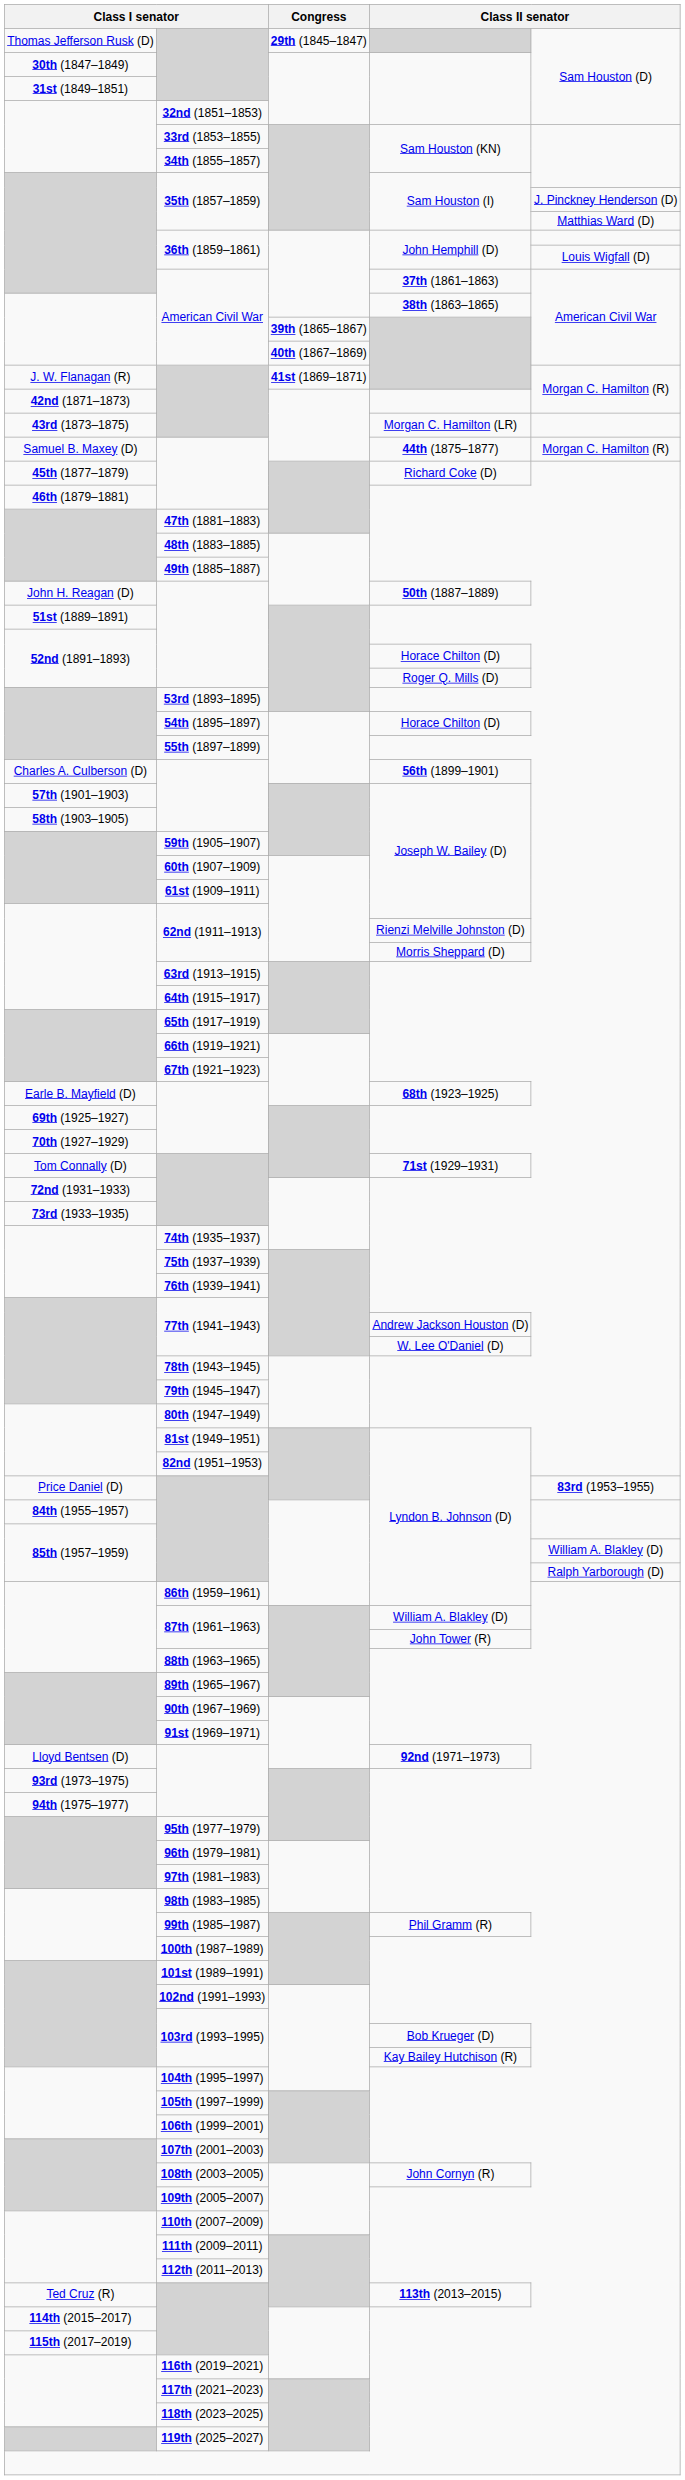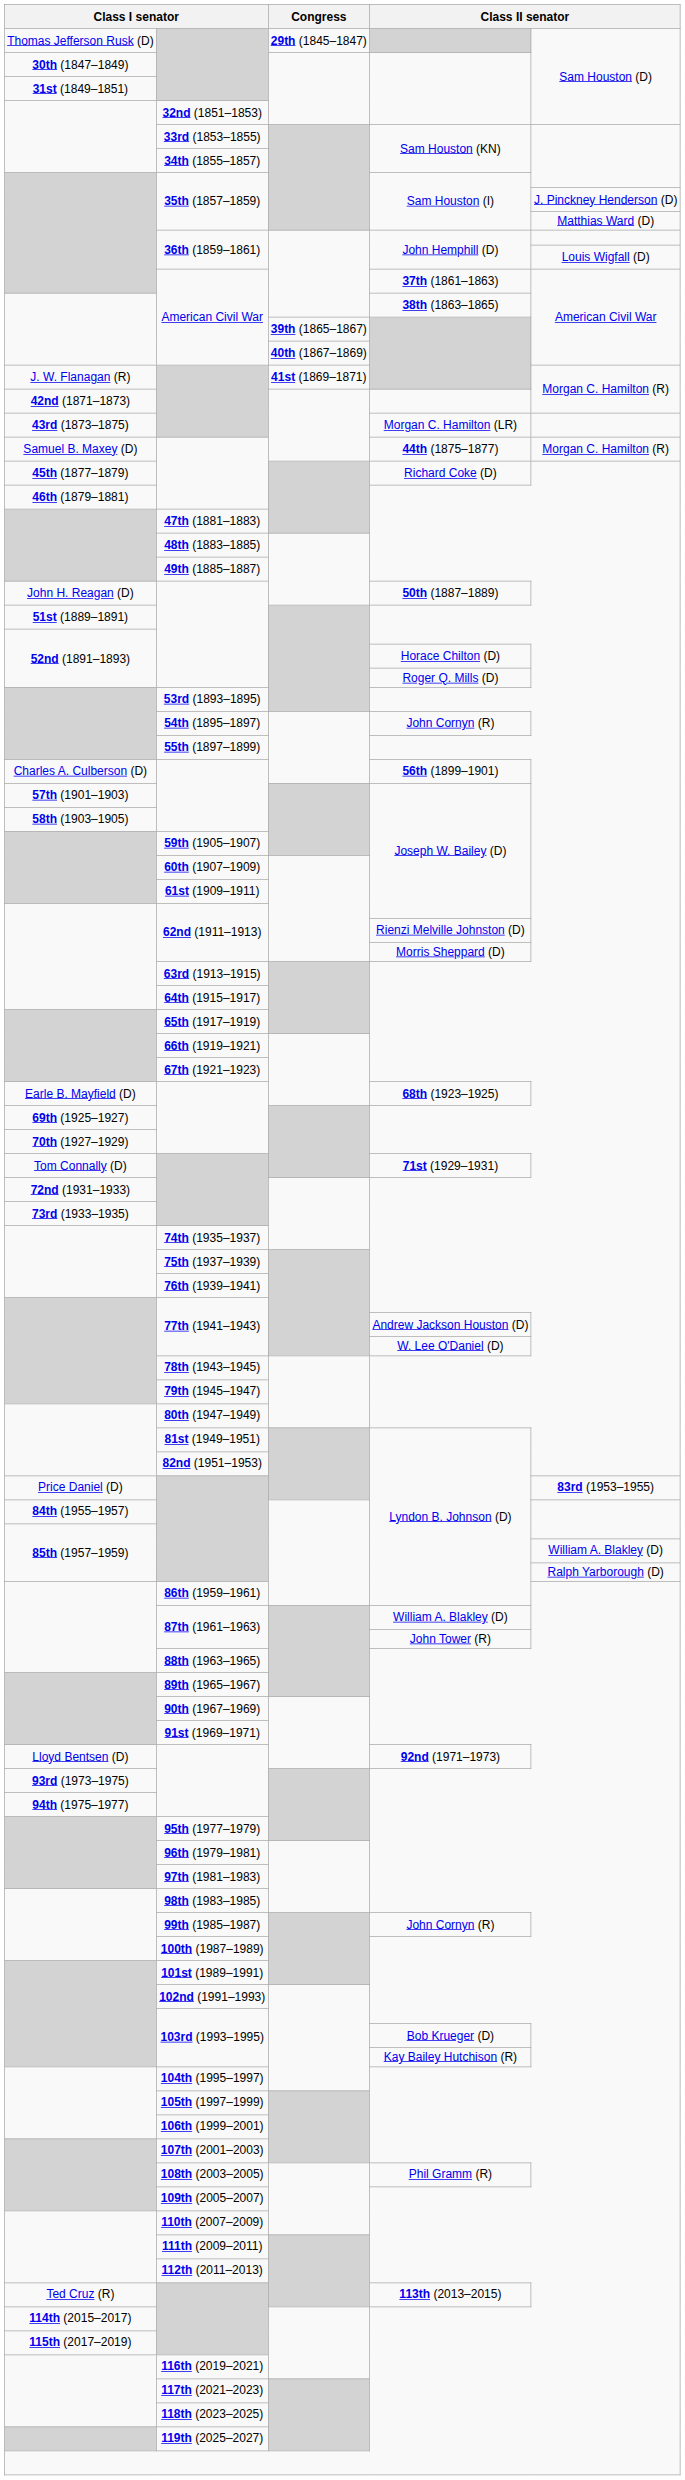(450, 723) Horace Chilton (D) -> (450, 723) John Cornyn (R)
(450, 1924) Phil Gramm (R) -> (450, 1924) John Cornyn (R)
(450, 2174) John Cornyn (R) -> (450, 2174) Phil Gramm (R)
